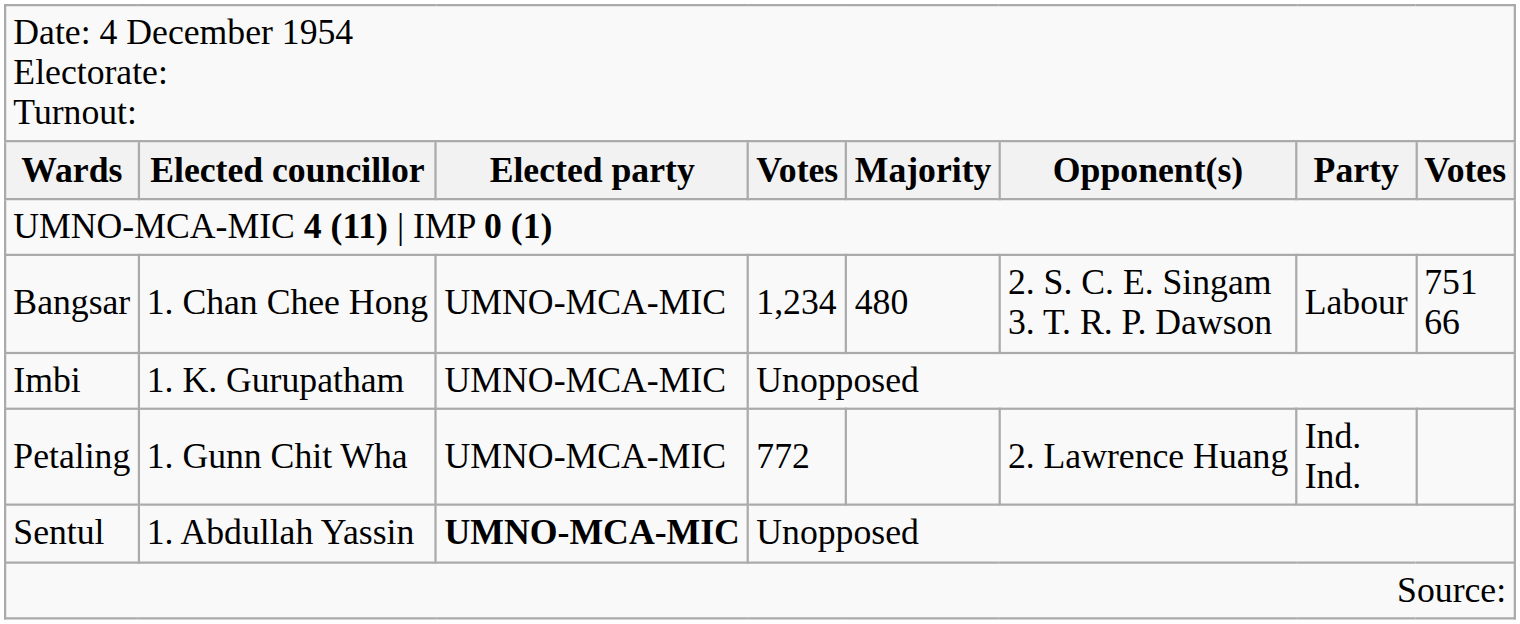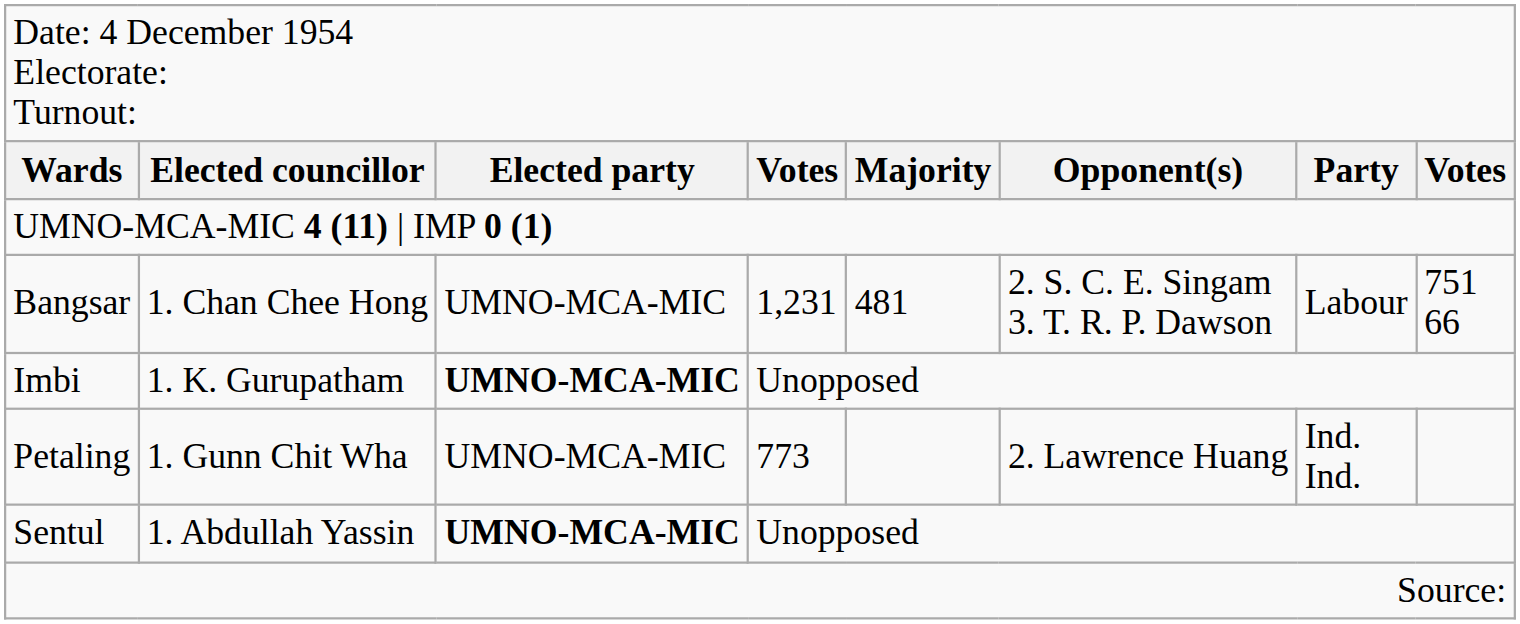(796, 302) 1,234 -> (796, 302) 1,231
(881, 302) 480 -> (881, 302) 481
(585, 379) normal -> (592, 379) bold
(783, 456) 772 -> (783, 456) 773
